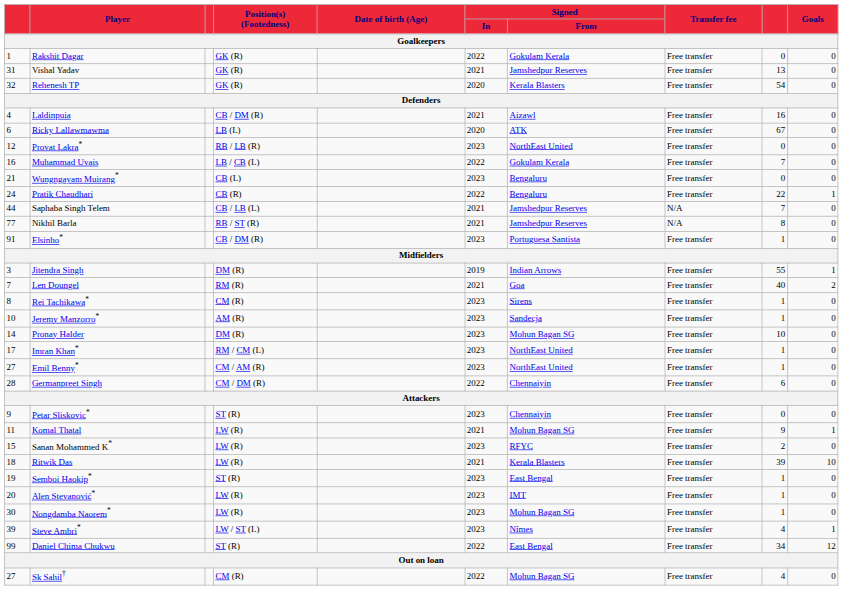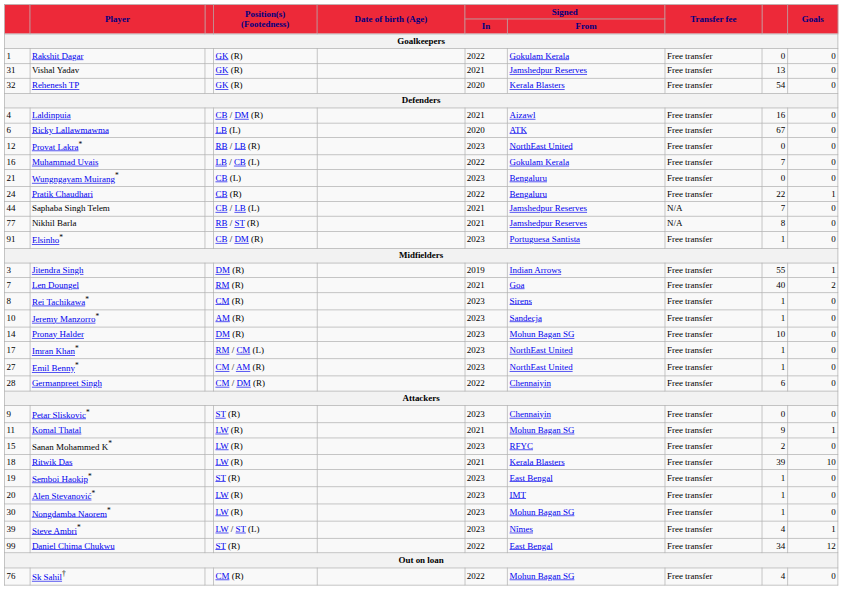(11, 576) 27 -> (11, 576) 76
